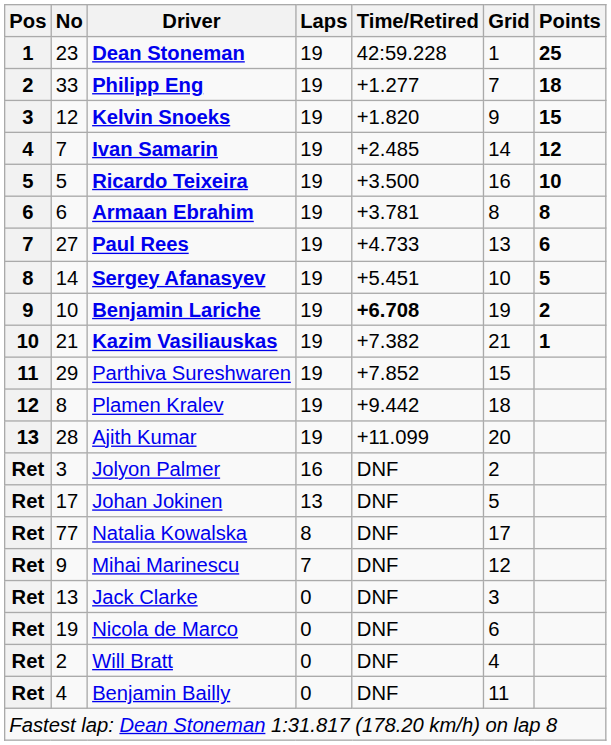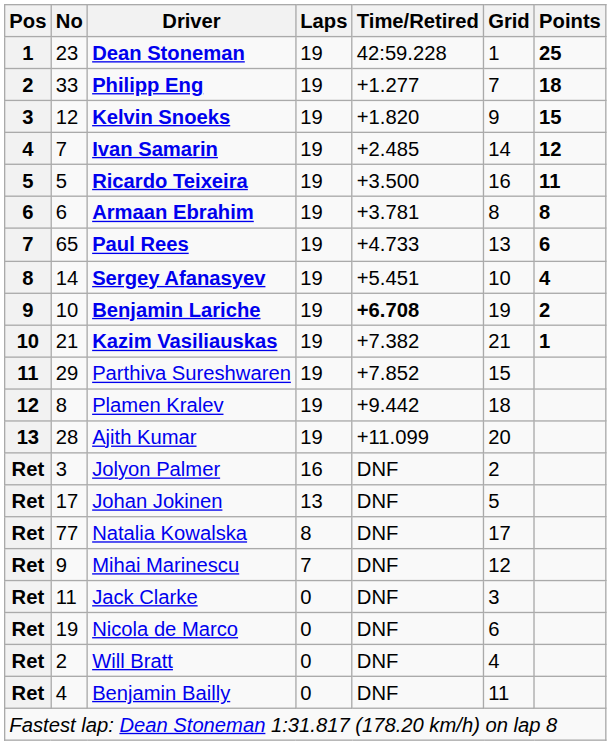(550, 181) 10 -> (550, 181) 11
(67, 245) 27 -> (67, 245) 65
(545, 277) 5 -> (545, 277) 4
(67, 597) 13 -> (66, 597) 11
